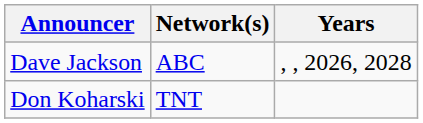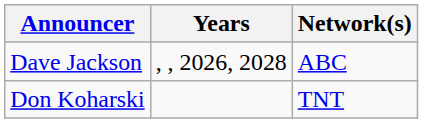columns swapped: (346, 23) <-> (213, 23)
